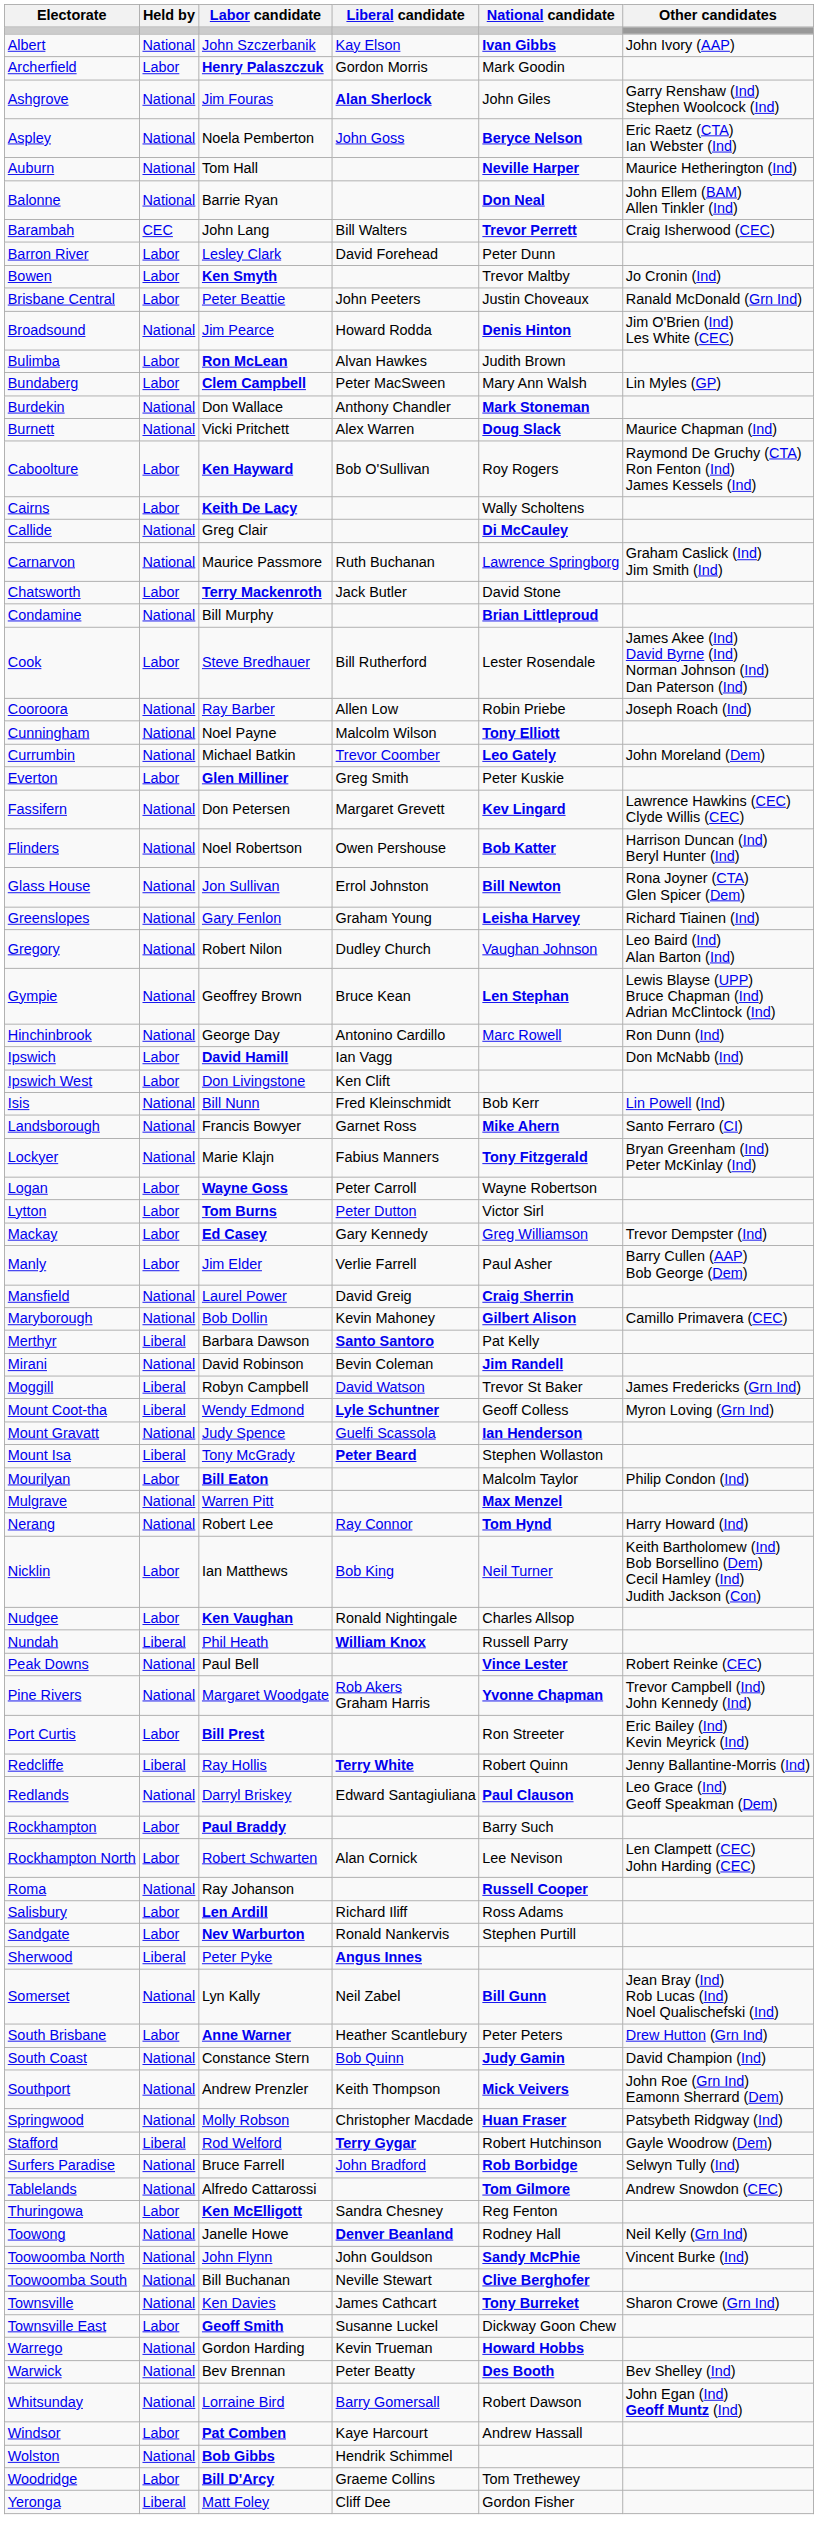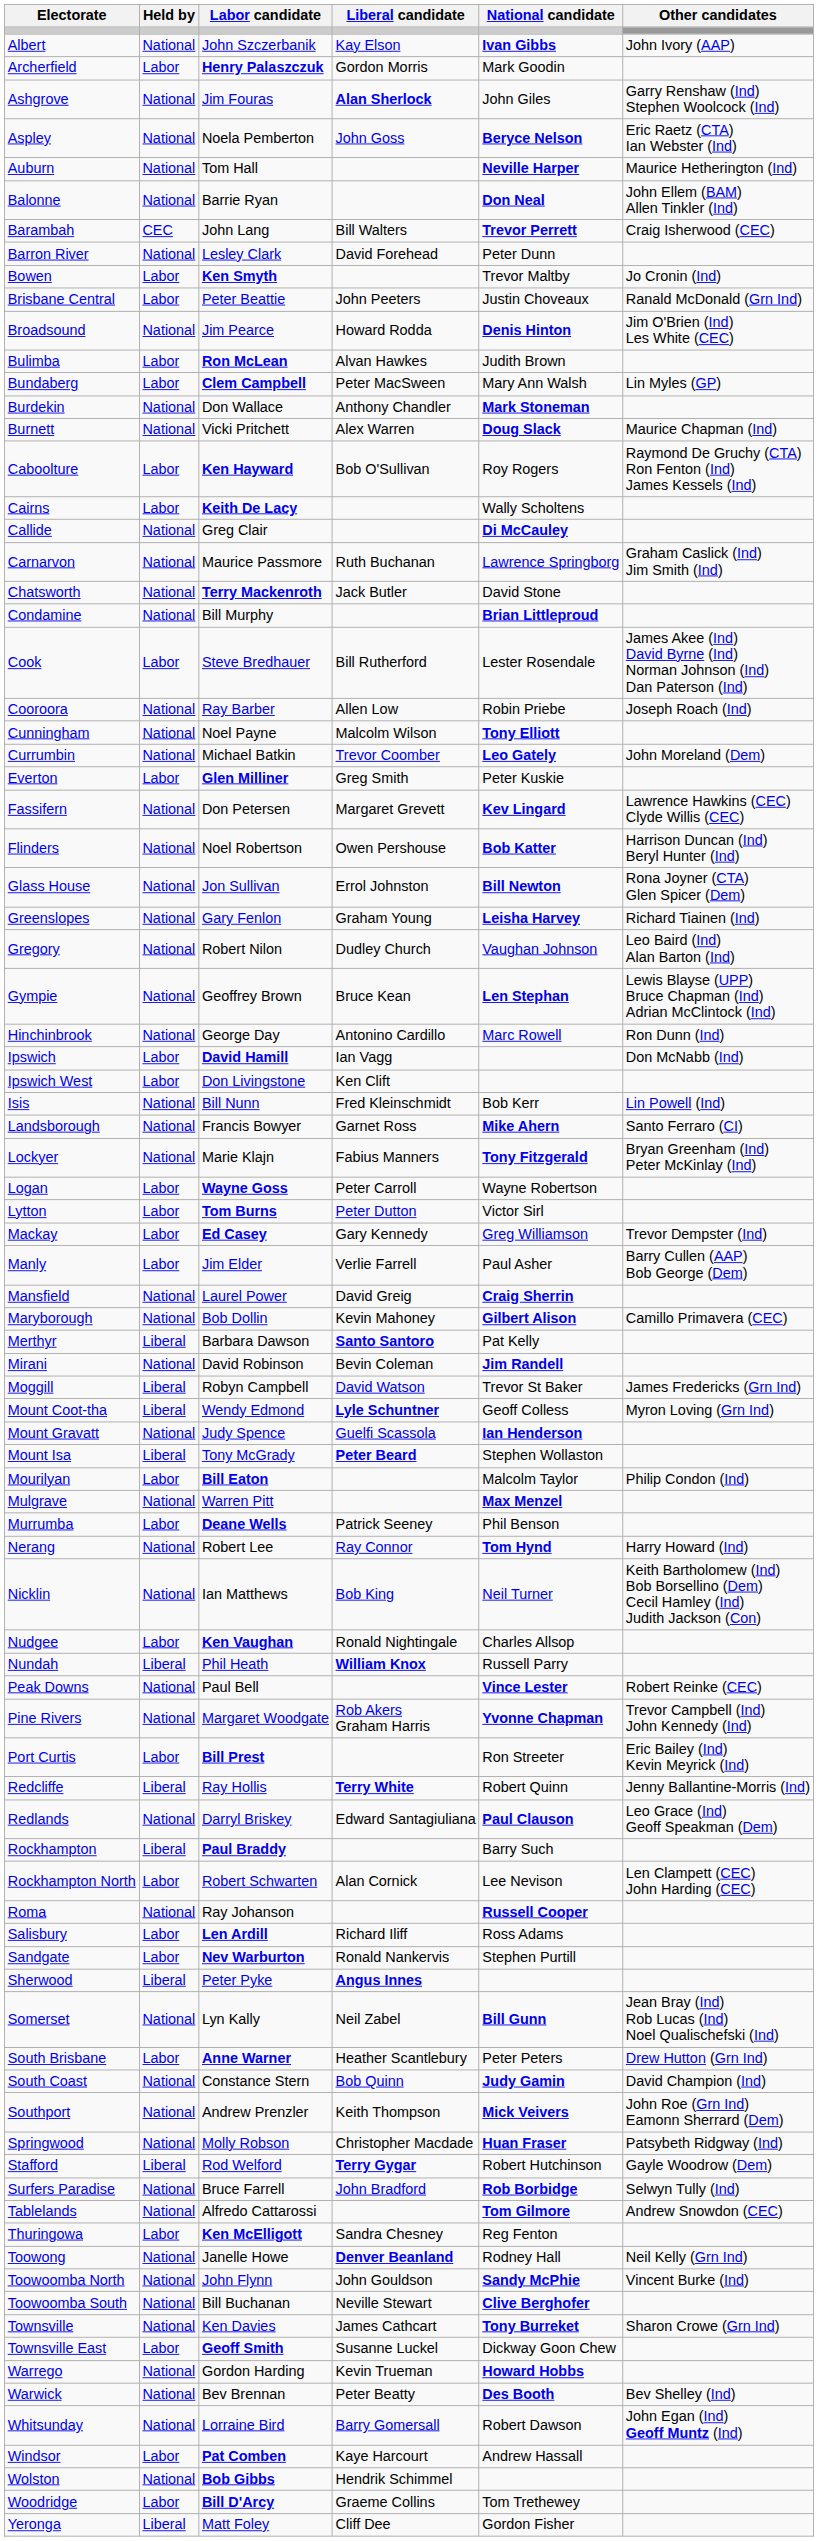(161, 253) Labor -> (169, 253) National
(161, 592) Labor -> (169, 592) National
+ row: (41, 1524)
(161, 1571) Labor -> (169, 1594) National
(161, 1827) Labor -> (164, 1850) Liberal
